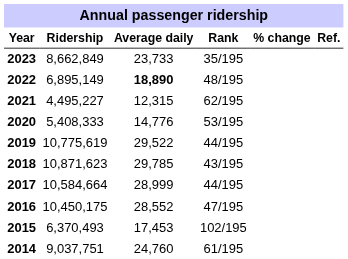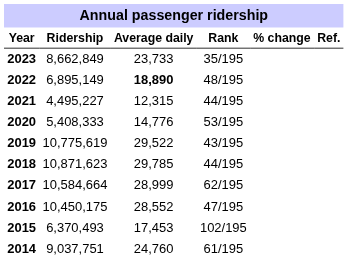(223, 101) 62/195 -> (223, 101) 44/195
(223, 143) 44/195 -> (223, 143) 43/195
(223, 164) 43/195 -> (223, 164) 44/195
(223, 185) 44/195 -> (223, 185) 62/195
